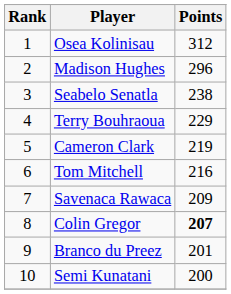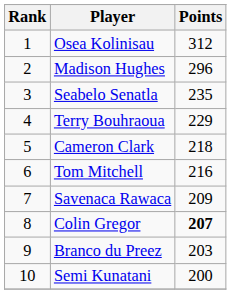(201, 95) 238 -> (201, 95) 235
(201, 146) 219 -> (201, 146) 218
(201, 250) 201 -> (201, 250) 203
